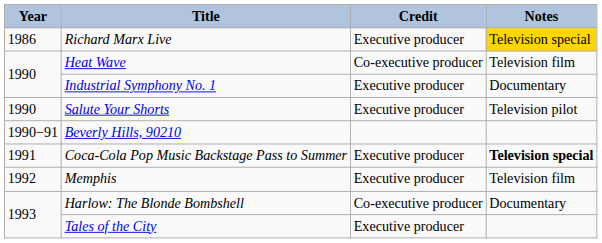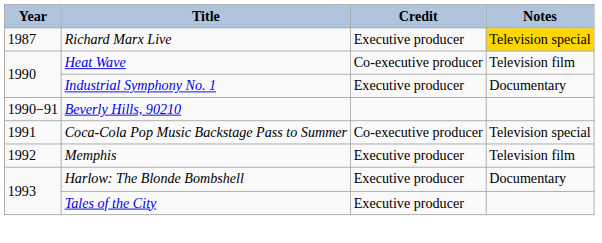(22, 39) 1986 -> (22, 39) 1987
- row: (117, 109)
(409, 156) Executive producer -> (418, 132) Co-executive producer
(541, 156) bold -> (540, 132) normal
(418, 202) Co-executive producer -> (409, 179) Executive producer
